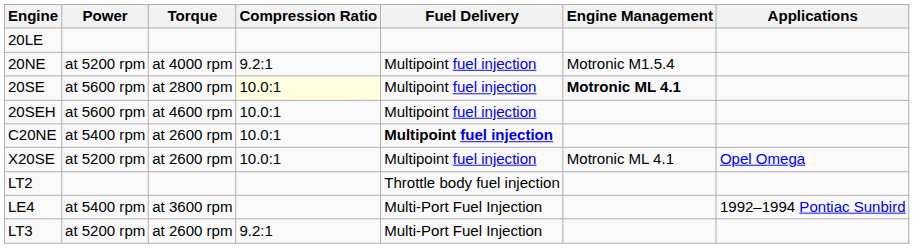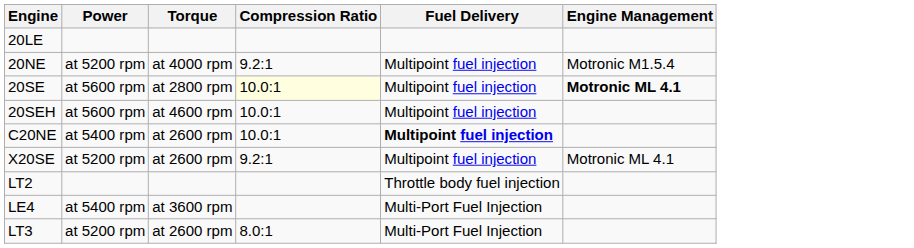- column: (813, 16)
(260, 159) 10.0:1 -> (256, 159) 9.2:1
(256, 231) 9.2:1 -> (256, 231) 8.0:1
